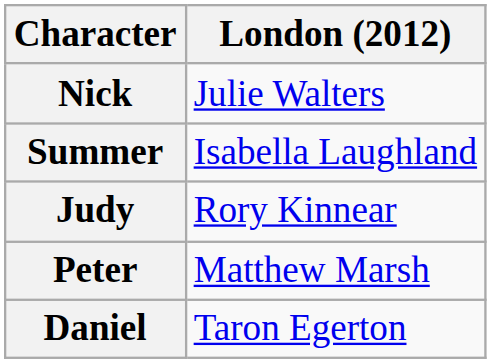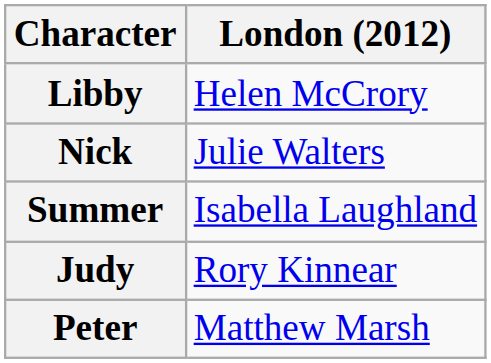+ row: (95, 92)
- row: (95, 328)
